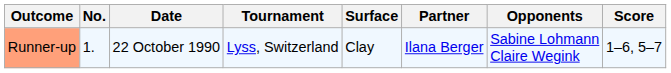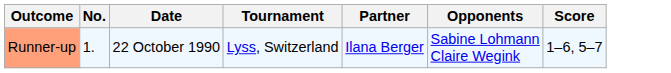- column: (372, 15)
